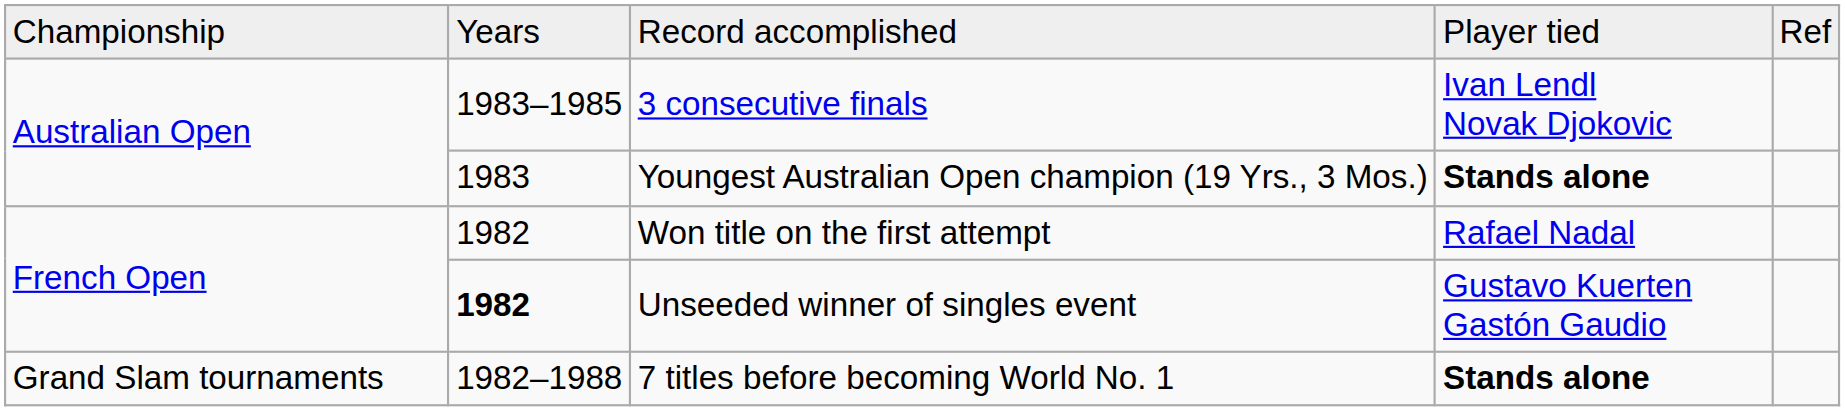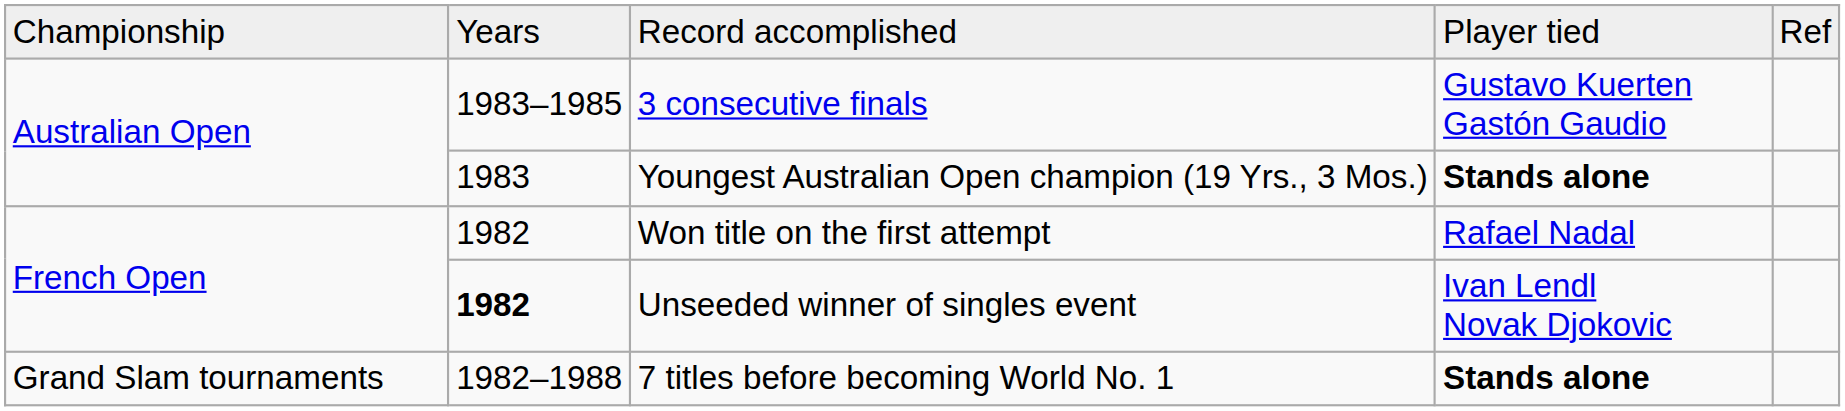(1557, 104) Ivan Lendl Novak Djokovic -> (1568, 104) Gustavo Kuerten Gastón Gaudio
(1568, 304) Gustavo Kuerten Gastón Gaudio -> (1557, 304) Ivan Lendl Novak Djokovic
